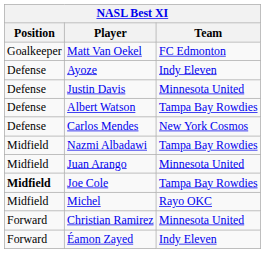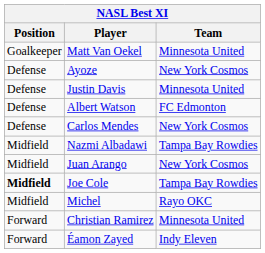(192, 51) FC Edmonton -> (202, 51) Minnesota United
(188, 70) Indy Eleven -> (204, 70) New York Cosmos
(208, 107) Tampa Bay Rowdies -> (192, 107) FC Edmonton
(202, 164) Minnesota United -> (204, 164) New York Cosmos
